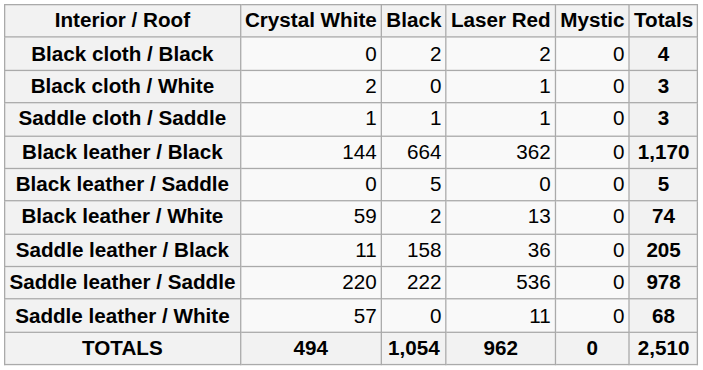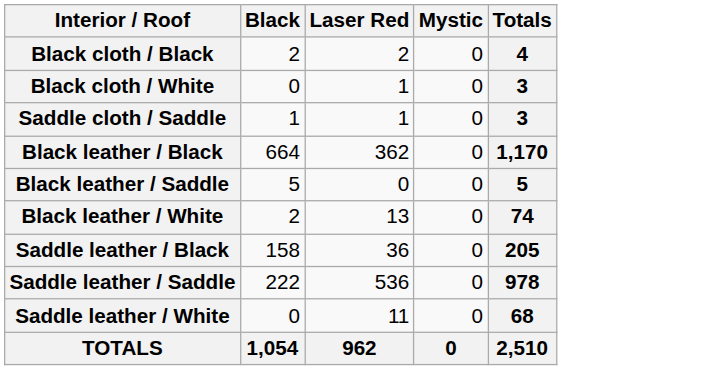- column: (311, 20)
